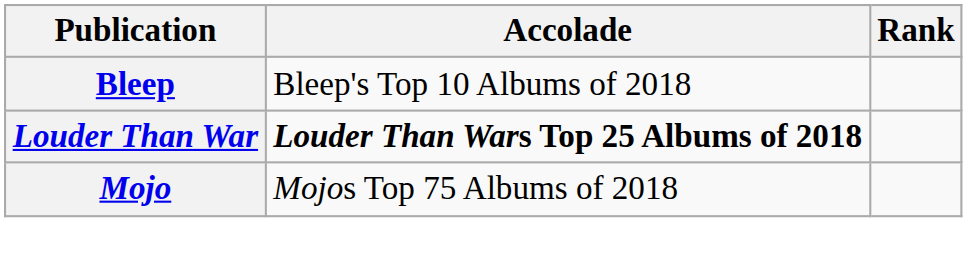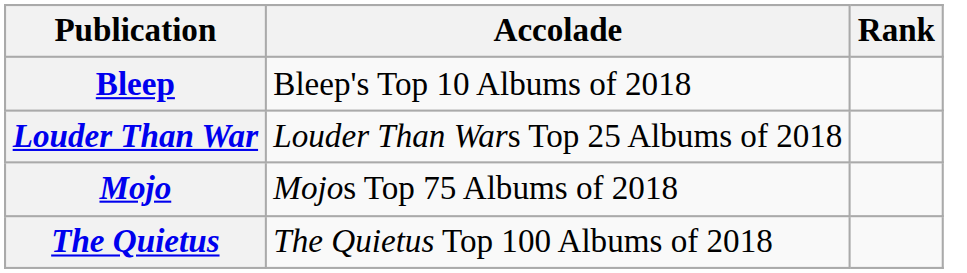(568, 135) bold -> (558, 135) normal
+ row: (135, 240)
